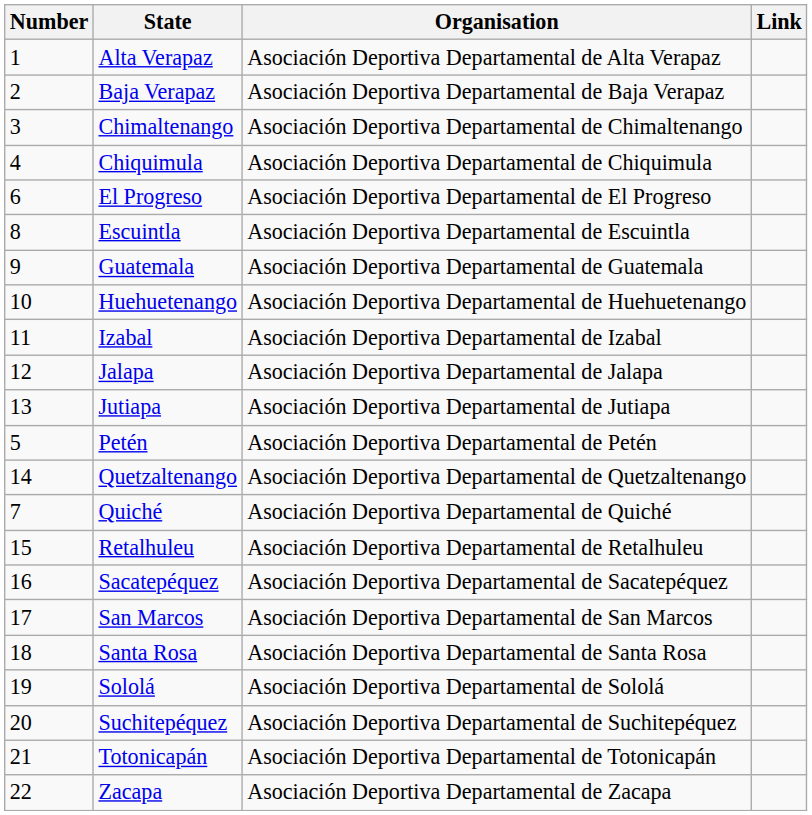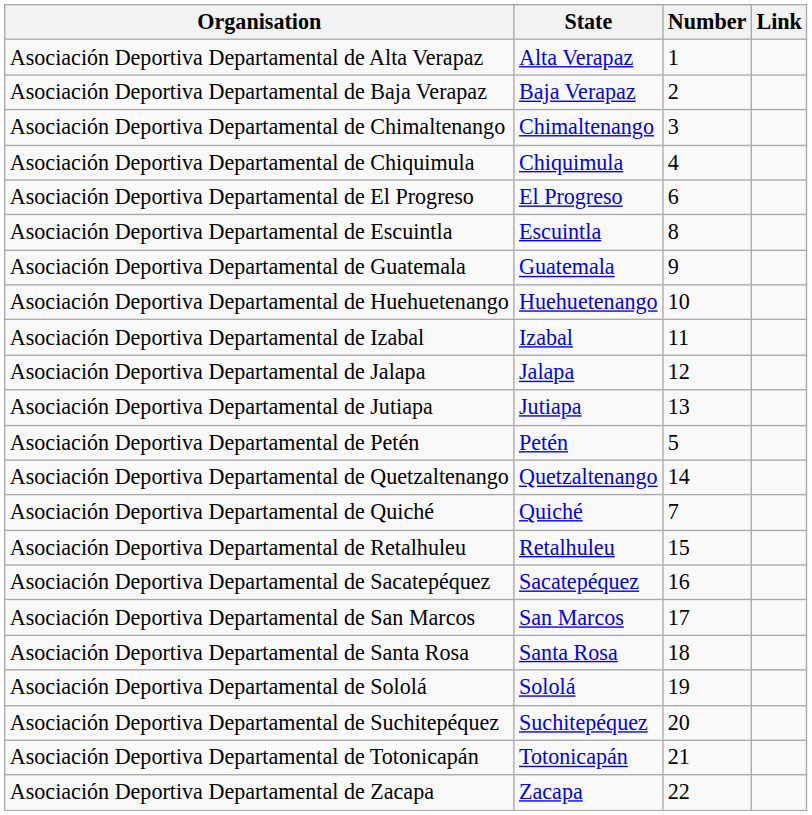columns swapped: (49, 22) <-> (497, 22)
